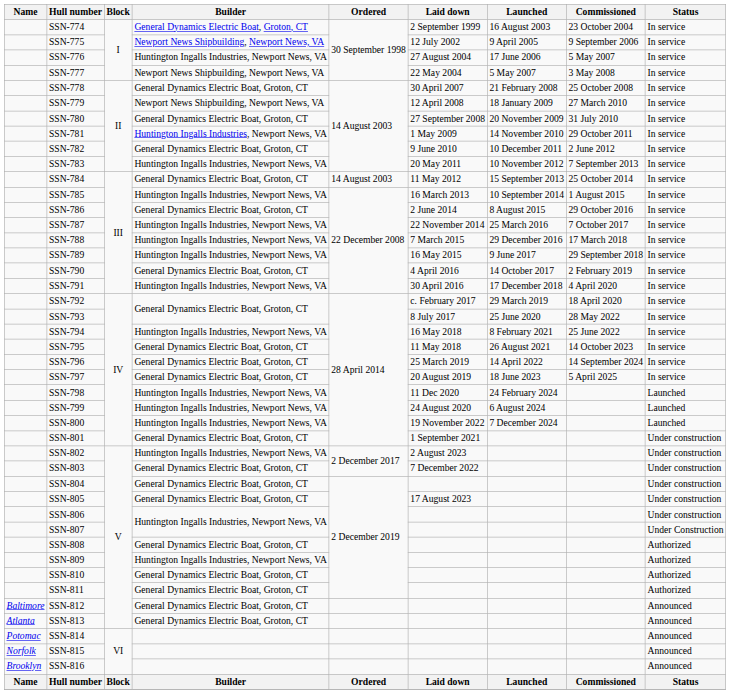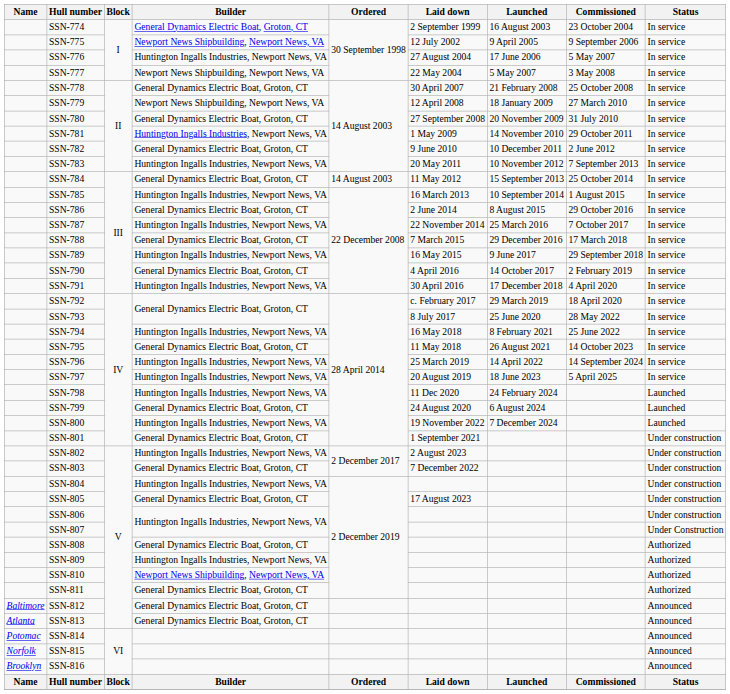(231, 240) Huntington Ingalls Industries, Newport News, VA -> (221, 240) General Dynamics Electric Boat, Groton, CT
(221, 362) General Dynamics Electric Boat, Groton, CT -> (231, 362) Huntington Ingalls Industries, Newport News, VA
(221, 377) General Dynamics Electric Boat, Groton, CT -> (231, 377) Huntington Ingalls Industries, Newport News, VA
(231, 407) Huntington Ingalls Industries, Newport News, VA -> (221, 407) General Dynamics Electric Boat, Groton, CT
(221, 484) General Dynamics Electric Boat, Groton, CT -> (231, 484) Huntington Ingalls Industries, Newport News, VA
(221, 575) General Dynamics Electric Boat, Groton, CT -> (229, 575) Newport News Shipbuilding, Newport News, VA
